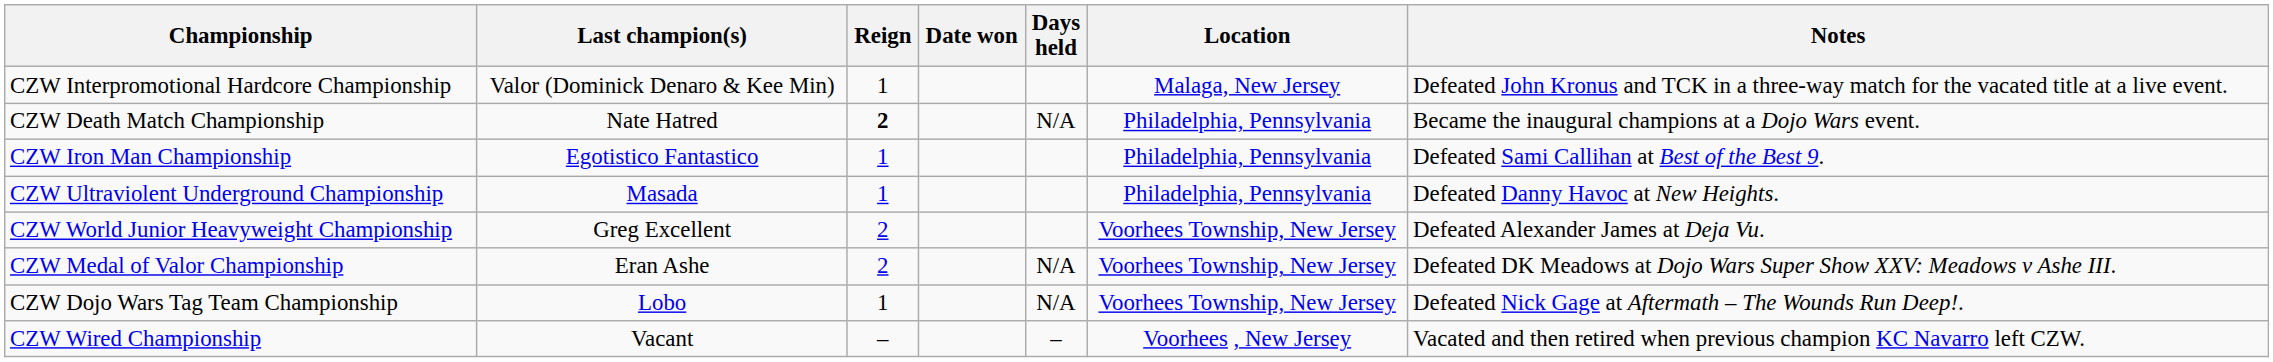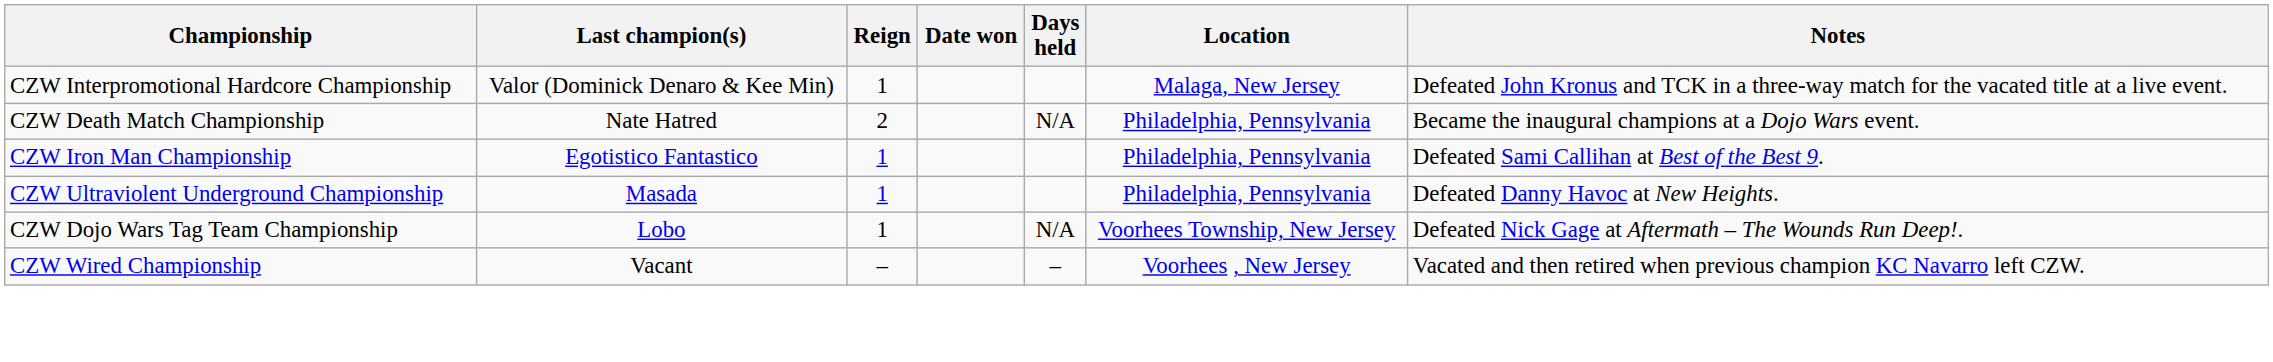(883, 120) bold -> (882, 120) normal
- row: (231, 229)
- row: (177, 266)
